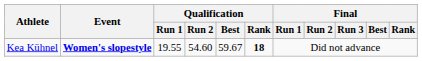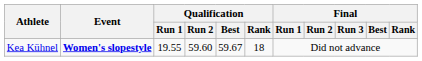(200, 47) 54.60 -> (200, 47) 59.60
(259, 47) bold -> (259, 47) normal
